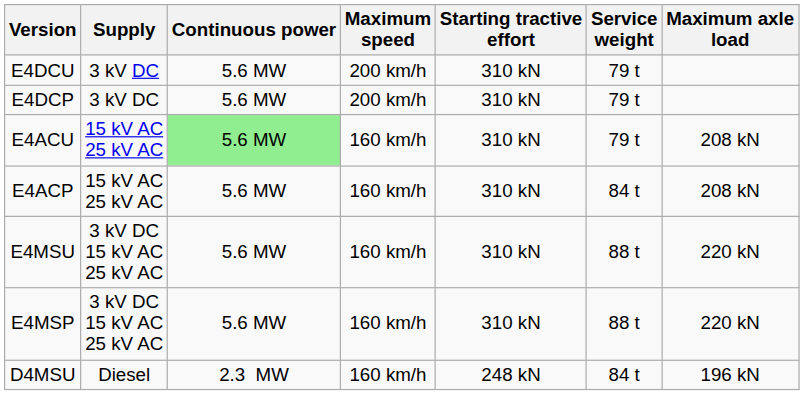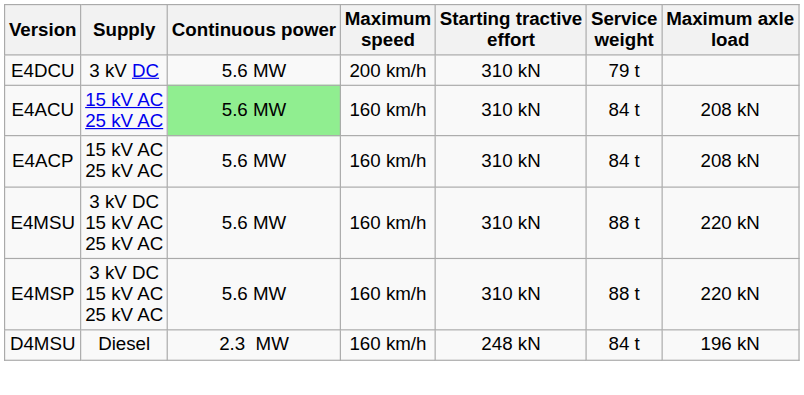- row: (43, 99)
(624, 140) 79 t -> (624, 110) 84 t
